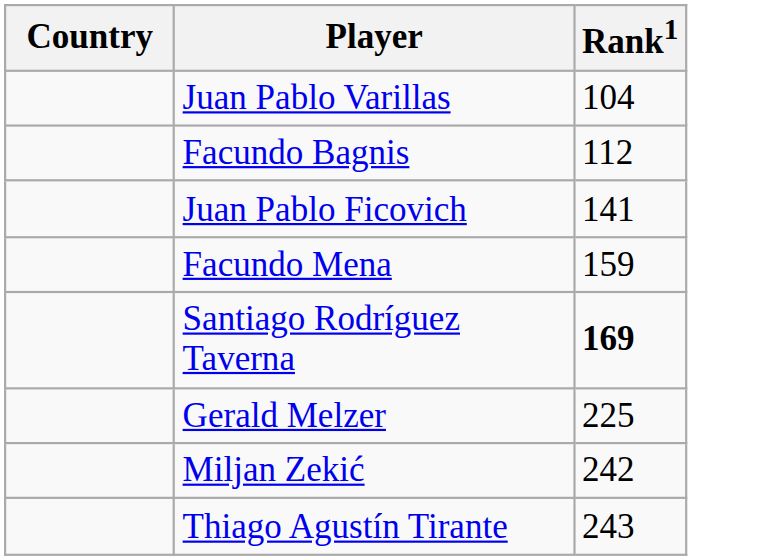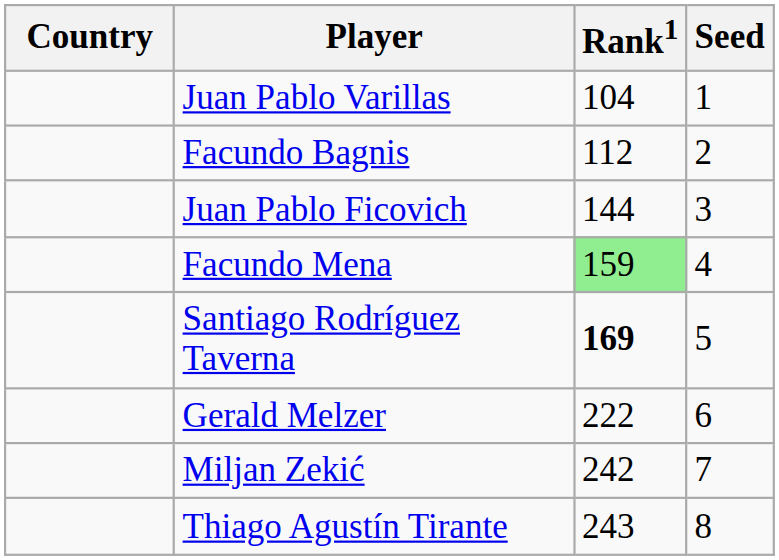+ column: (730, 37)
(608, 208) 141 -> (608, 208) 144
(608, 264) no background -> (608, 264) lightgreen background
(608, 414) 225 -> (608, 414) 222
